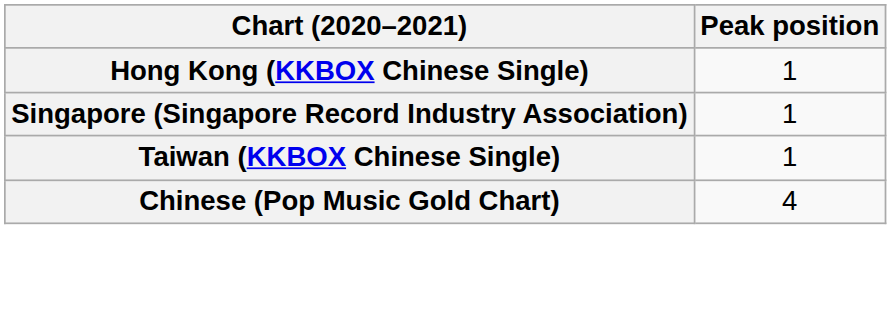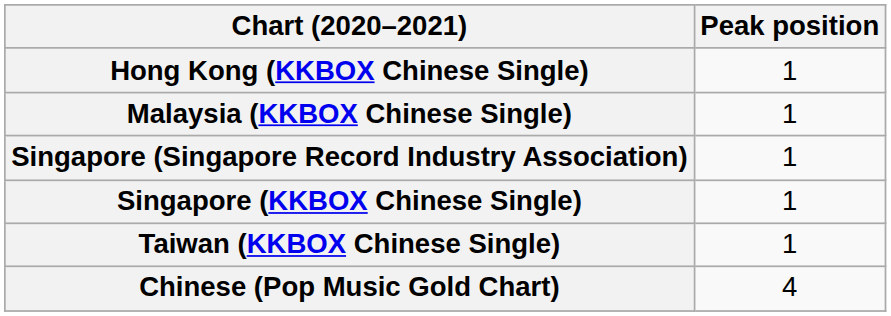+ row: (349, 113)
+ row: (349, 200)
